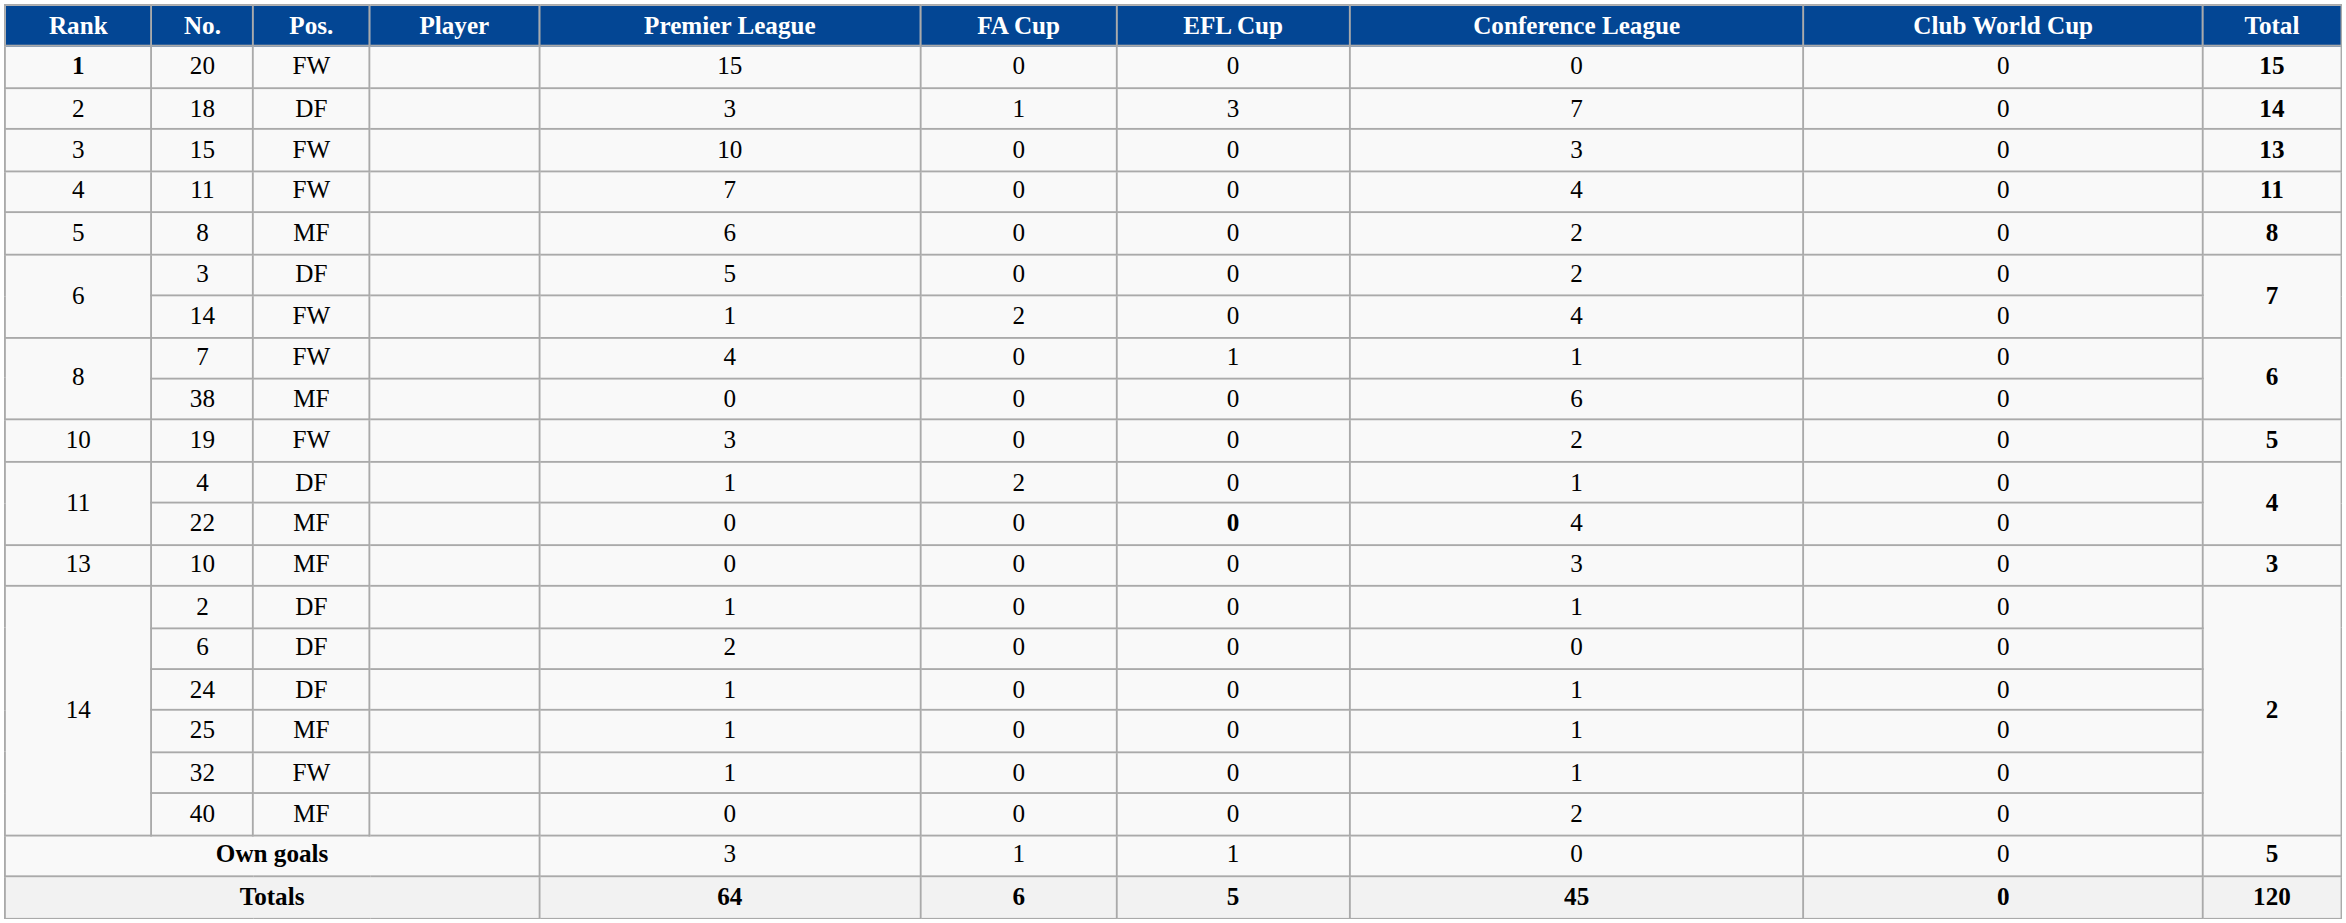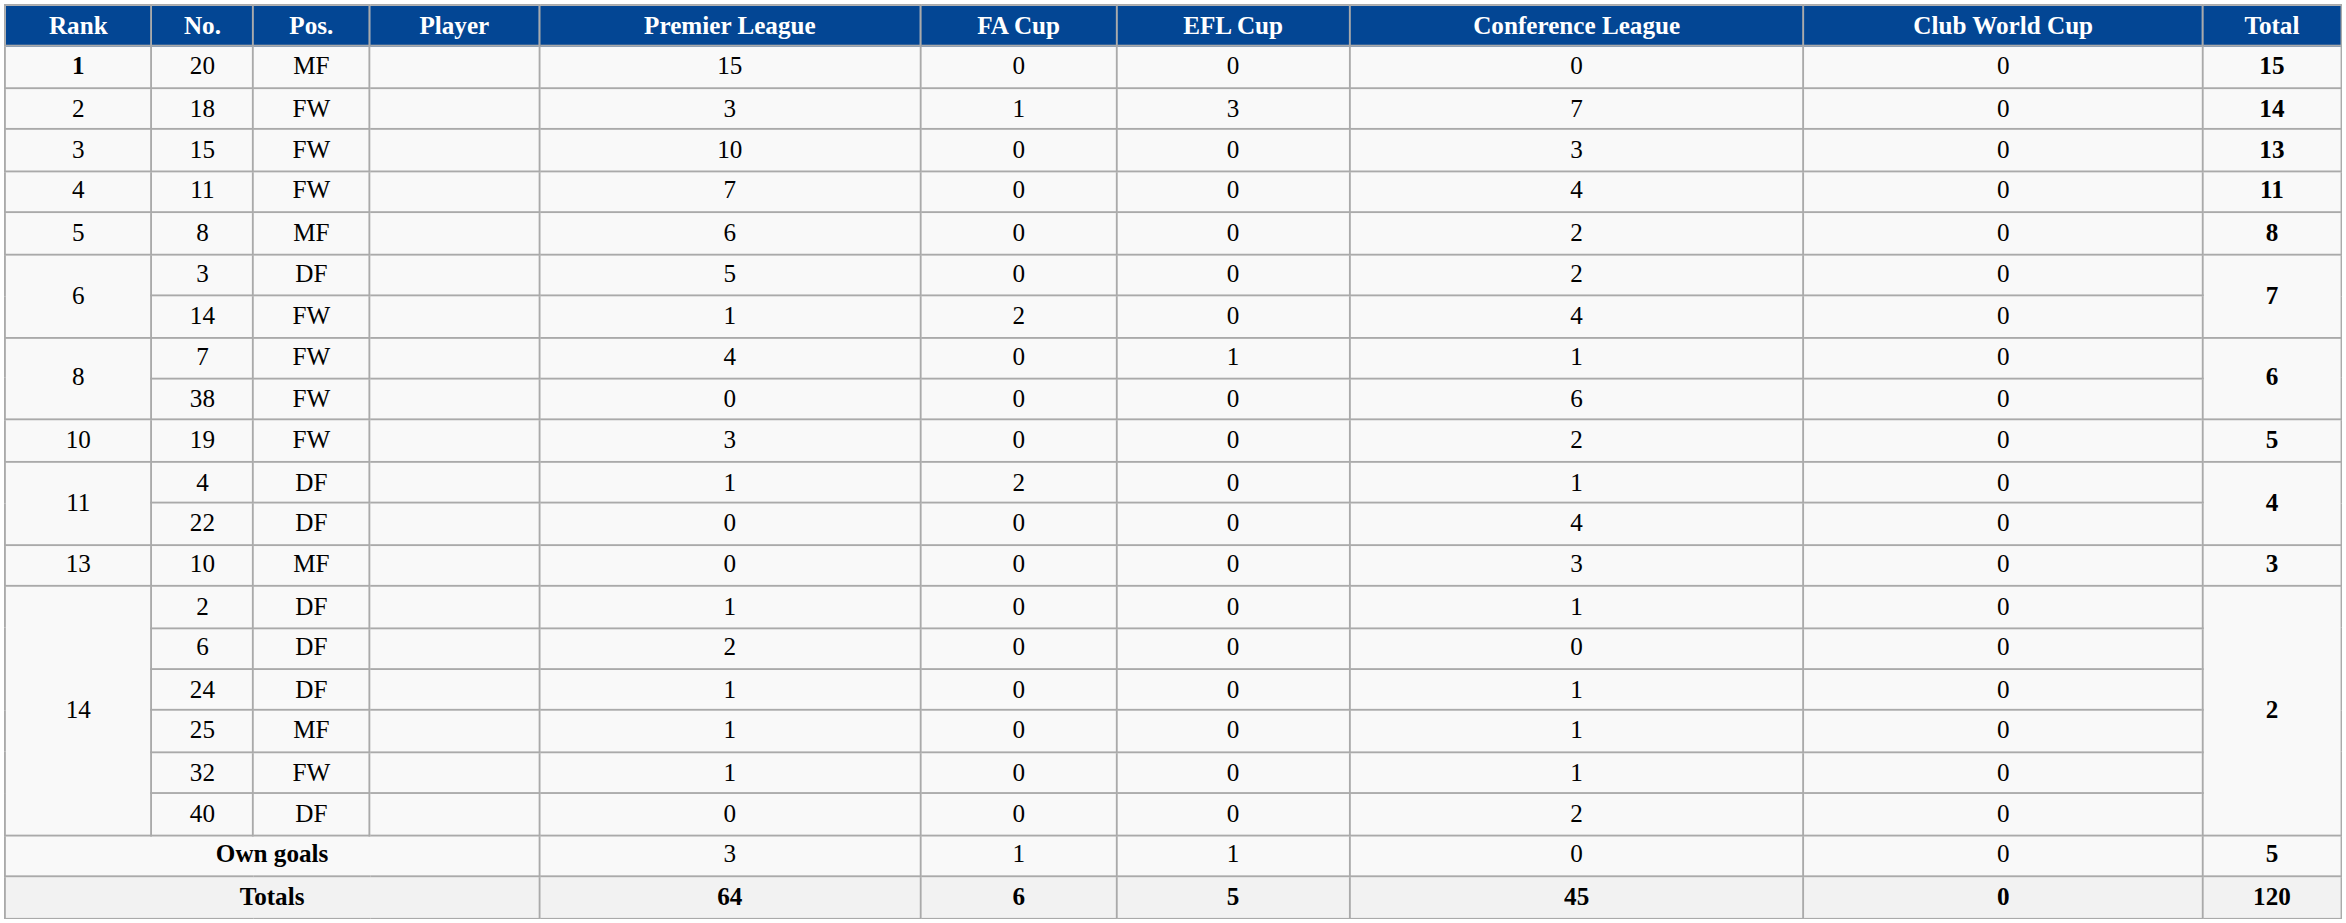(311, 66) FW -> (311, 66) MF
(311, 107) DF -> (311, 107) FW
(311, 398) MF -> (311, 398) FW
(311, 522) MF -> (311, 522) DF
(1233, 522) bold -> (1233, 522) normal
(311, 813) MF -> (311, 813) DF
